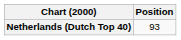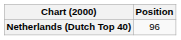(155, 27) 93 -> (155, 27) 96
